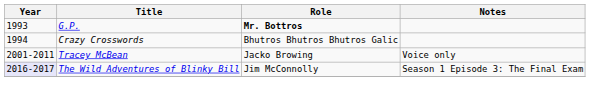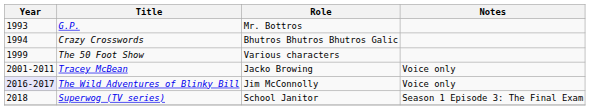(273, 26) bold -> (273, 26) normal
+ row: (101, 55)
(493, 69) Season 1 Episode 3: The Final Exam -> (429, 84) Voice only
+ row: (112, 98)
